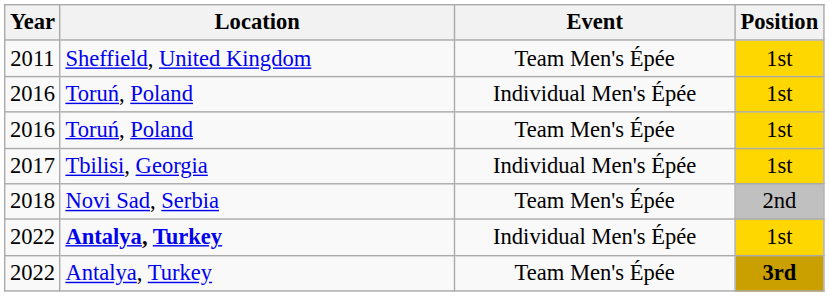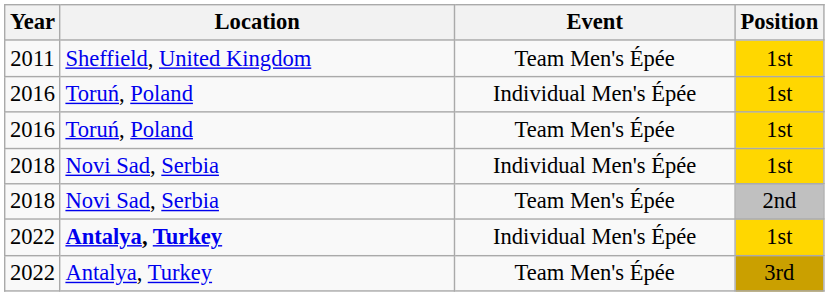- row: (32, 165)
+ row: (32, 165)
(779, 272) bold -> (779, 272) normal
